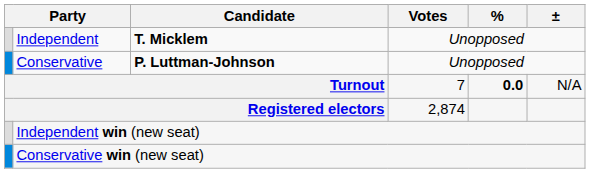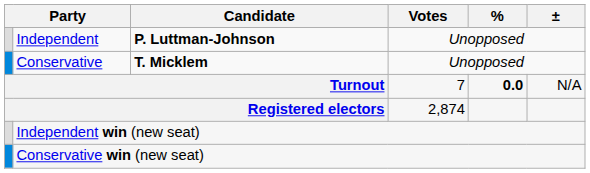(171, 39) T. Micklem -> (204, 39) P. Luttman-Johnson
(204, 62) P. Luttman-Johnson -> (171, 62) T. Micklem
